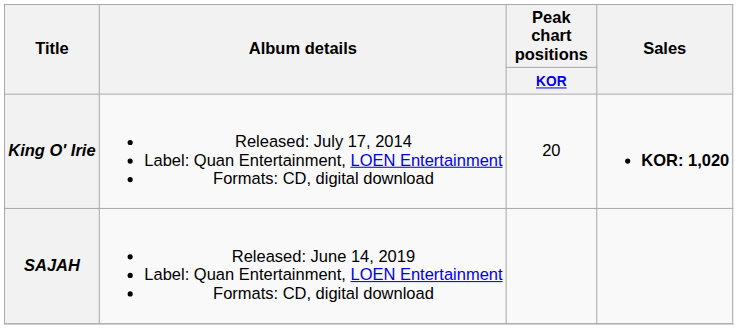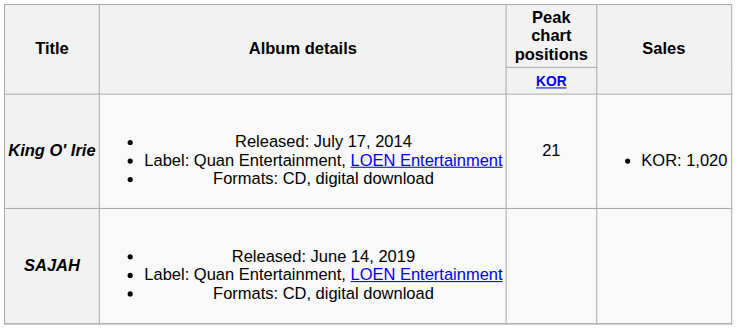(551, 151) 20 -> (551, 151) 21
(665, 160) bold -> (664, 160) normal
